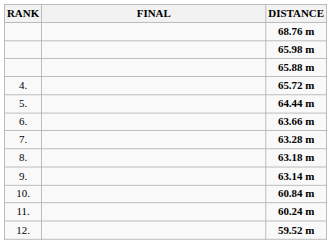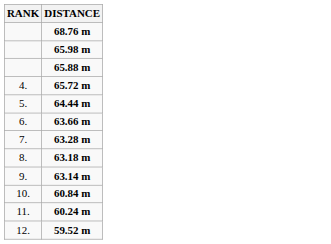- column: (154, 13)
